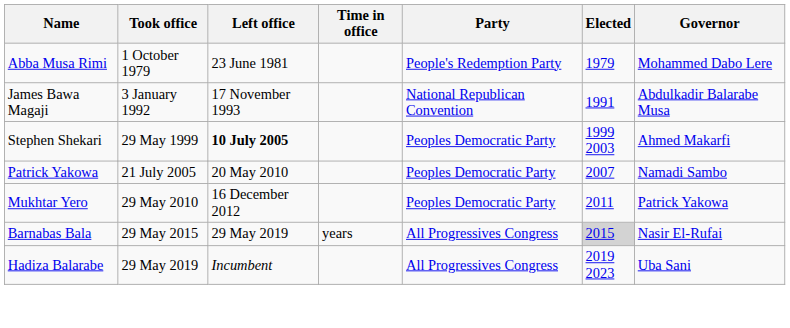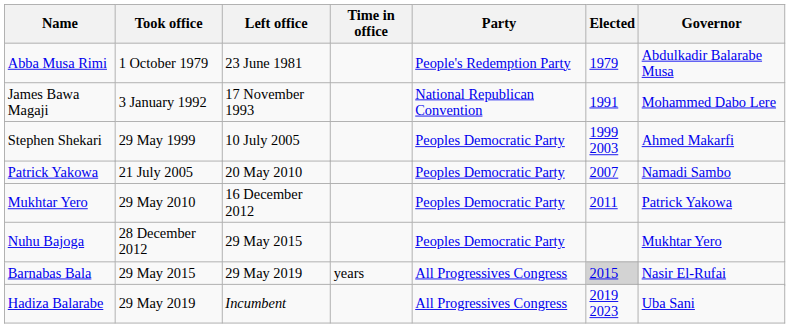(705, 63) Mohammed Dabo Lere -> (702, 63) Abdulkadir Balarabe Musa
(698, 102) Abdulkadir Balarabe Musa -> (709, 102) Mohammed Dabo Lere
(250, 141) bold -> (263, 141) normal
+ row: (46, 242)
